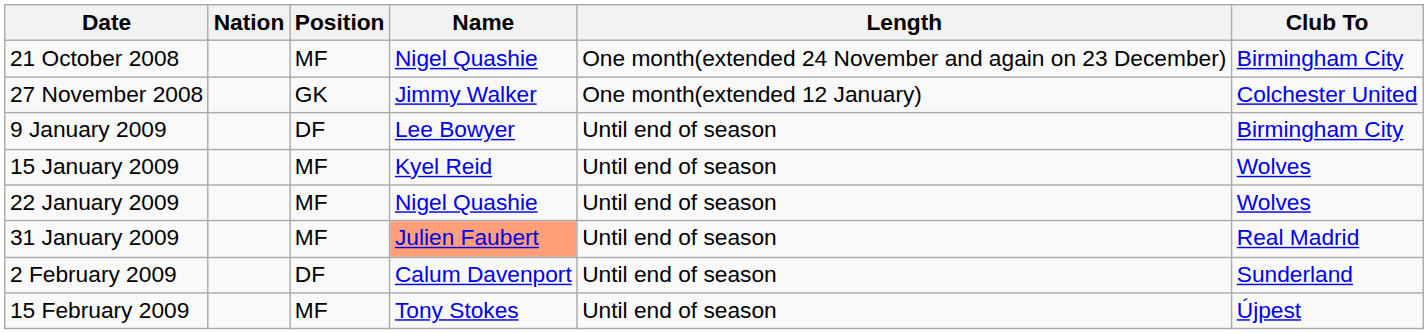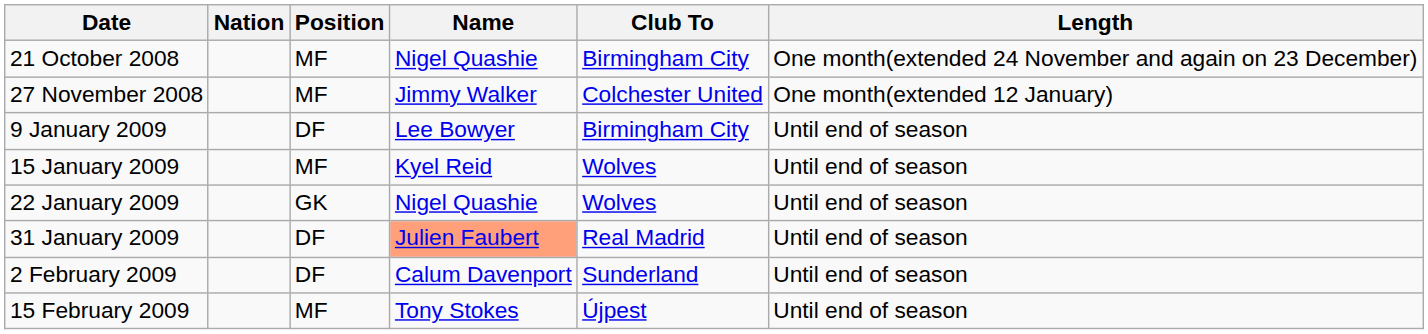columns swapped: (1327, 22) <-> (904, 22)
(311, 94) GK -> (311, 94) MF
(311, 202) MF -> (311, 202) GK
(311, 238) MF -> (310, 238) DF
